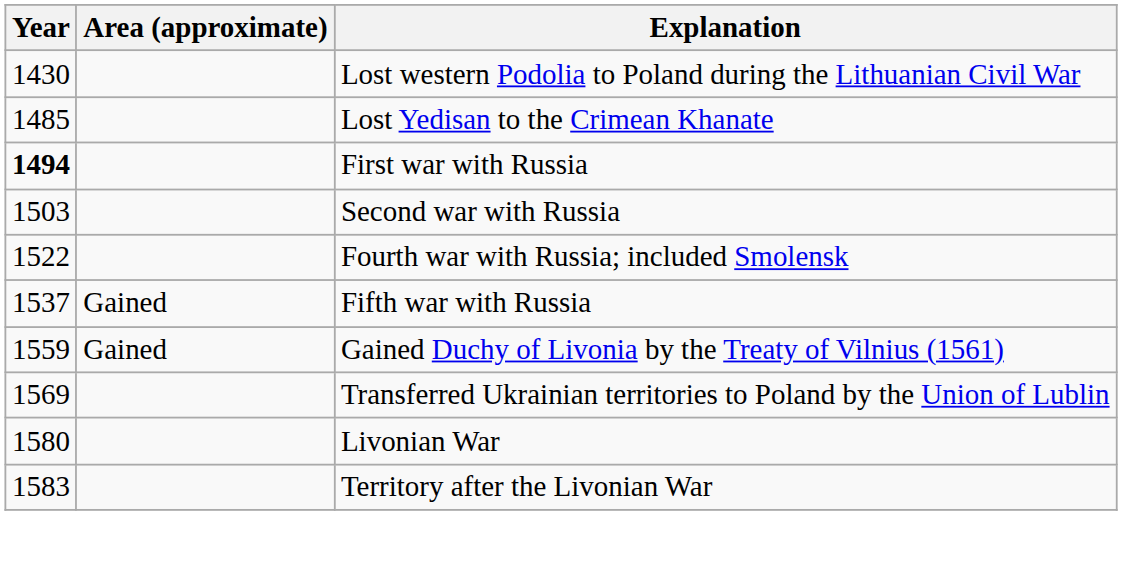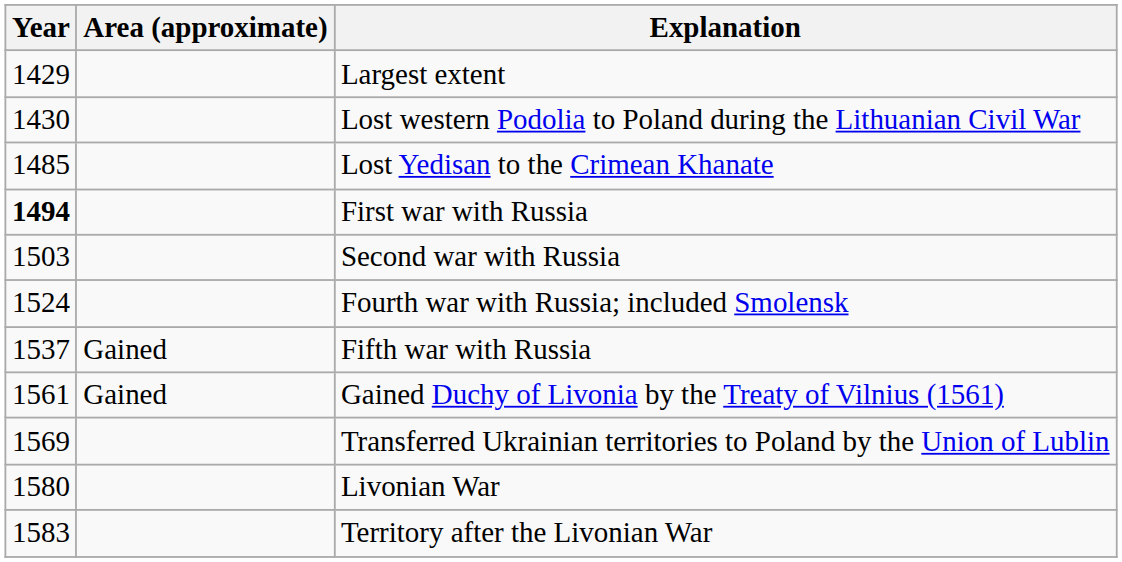+ row: (423, 73)
(41, 257) 1522 -> (41, 303) 1524
(41, 348) 1559 -> (41, 394) 1561
